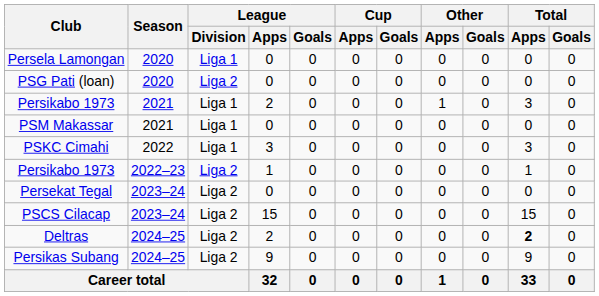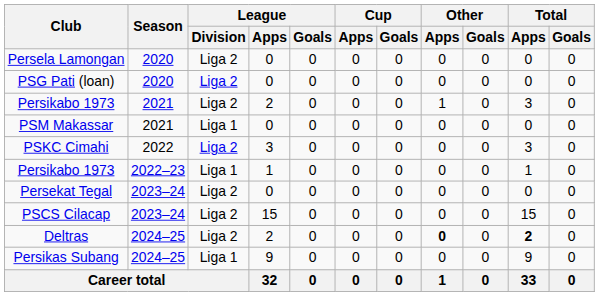(219, 59) Liga 1 -> (219, 59) Liga 2
(219, 103) Liga 1 -> (219, 103) Liga 2
(219, 147) Liga 1 -> (219, 147) Liga 2
(219, 170) Liga 2 -> (219, 170) Liga 1
(442, 236) normal -> (442, 236) bold
(219, 258) Liga 2 -> (219, 258) Liga 1
